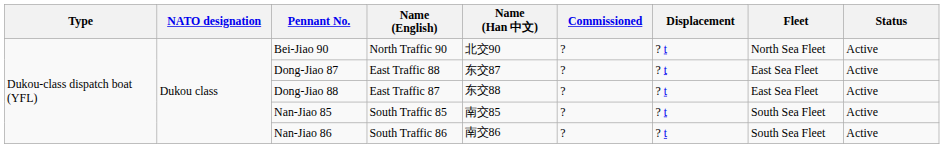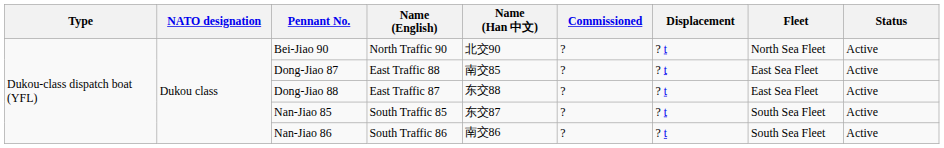(483, 69) 东交87 -> (483, 69) 南交85
(483, 111) 南交85 -> (483, 111) 东交87
